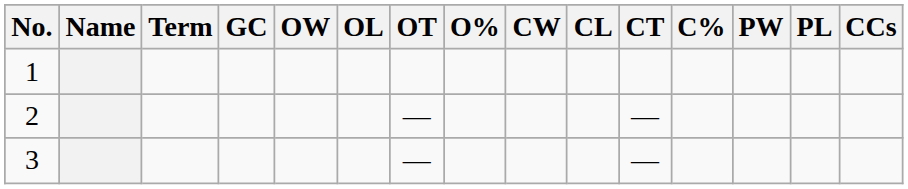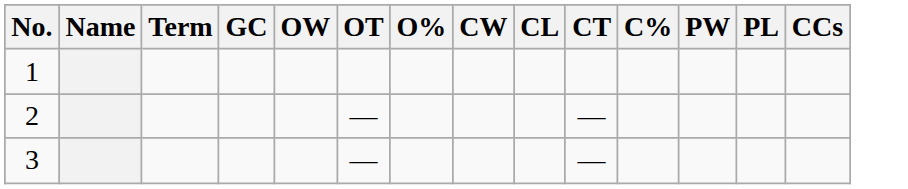- column: (363, 26)
